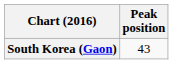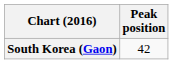(144, 48) 43 -> (144, 48) 42
